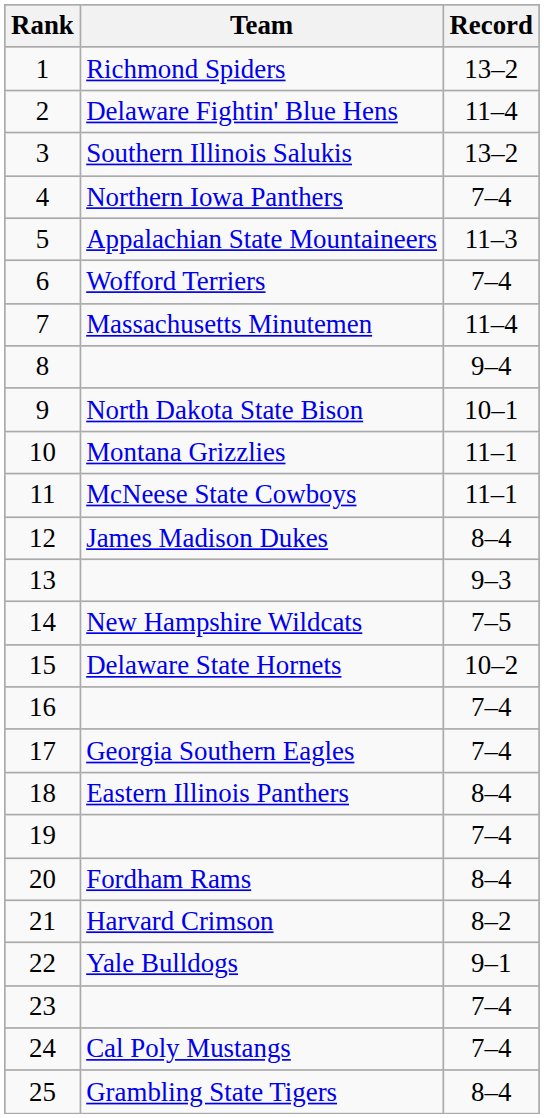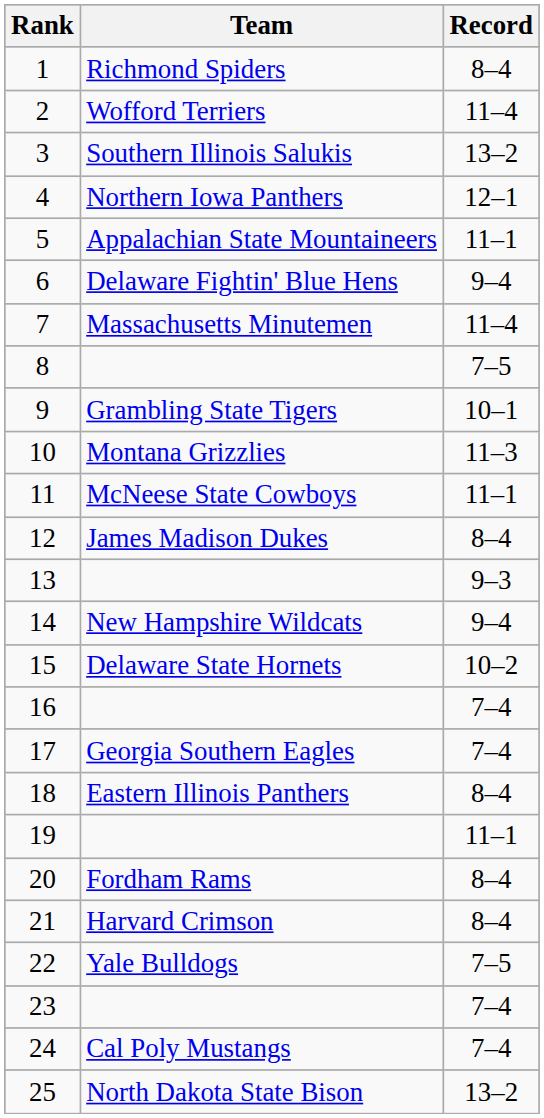(491, 68) 13–2 -> (491, 68) 8–4
(242, 111) Delaware Fightin' Blue Hens -> (176, 111) Wofford Terriers
(491, 196) 7–4 -> (491, 196) 12–1
(491, 238) 11–3 -> (491, 238) 11–1
(176, 281) Wofford Terriers -> (242, 281) Delaware Fightin' Blue Hens
(491, 281) 7–4 -> (491, 281) 9–4
(491, 366) 9–4 -> (491, 366) 7–5
(225, 409) North Dakota State Bison -> (212, 409) Grambling State Tigers
(491, 452) 11–1 -> (491, 452) 11–3
(491, 622) 7–5 -> (491, 622) 9–4
(491, 835) 7–4 -> (491, 835) 11–1
(491, 921) 8–2 -> (491, 921) 8–4
(491, 963) 9–1 -> (491, 963) 7–5
(212, 1091) Grambling State Tigers -> (225, 1091) North Dakota State Bison
(491, 1091) 8–4 -> (491, 1091) 13–2
